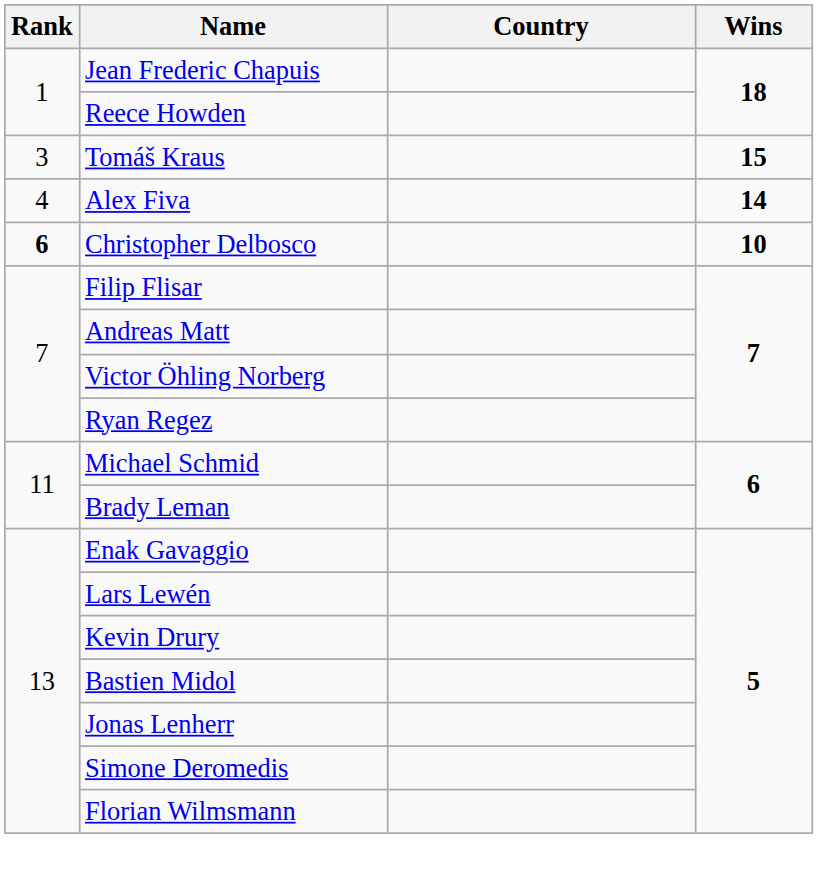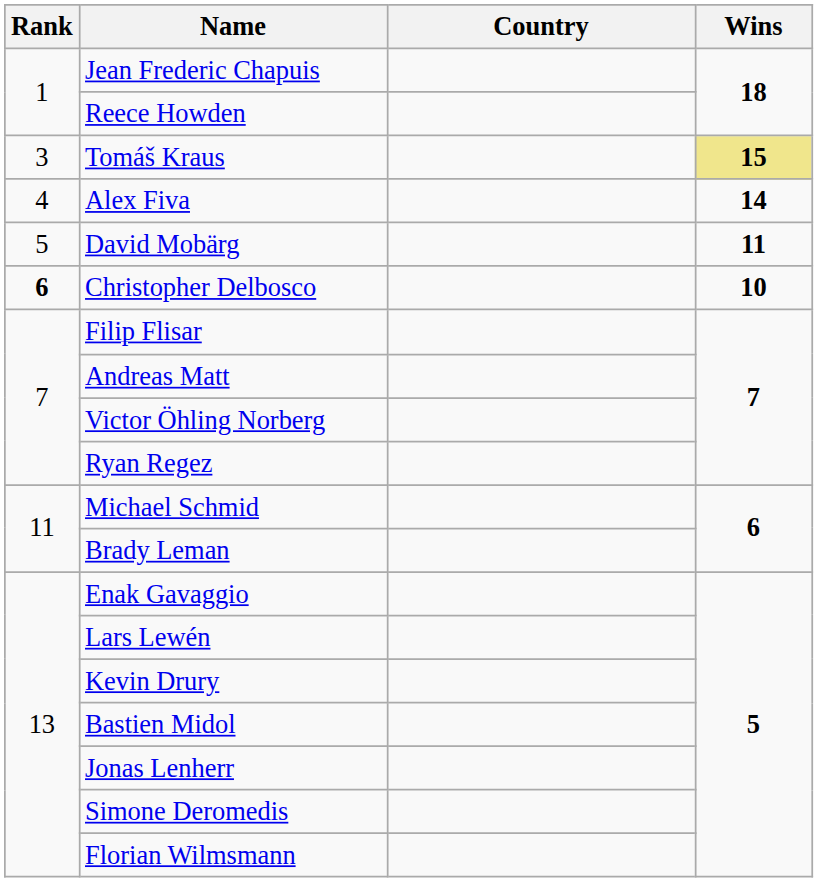(753, 157) no background -> (753, 157) khaki background
+ row: (162, 244)
